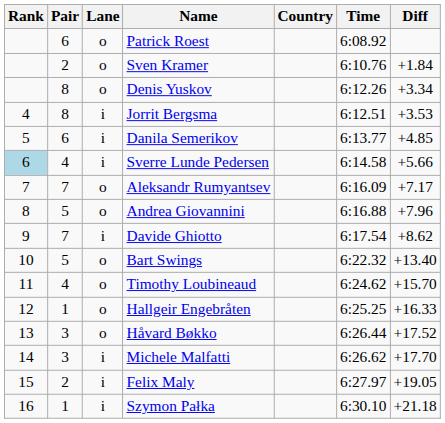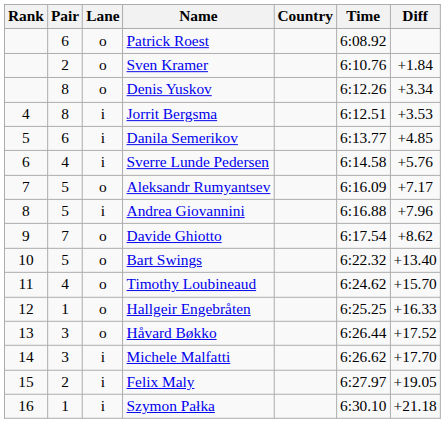(26, 162) lightblue background -> (26, 162) no background
(415, 162) +5.66 -> (415, 162) +5.76
(65, 187) 7 -> (65, 187) 5
(103, 211) o -> (103, 211) i
(103, 235) i -> (103, 235) o
